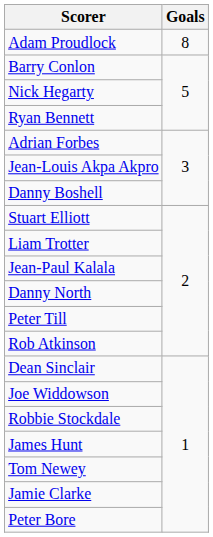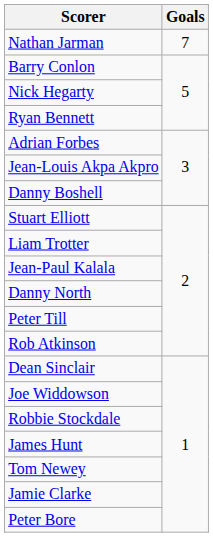- row: (62, 42)
+ row: (56, 42)
